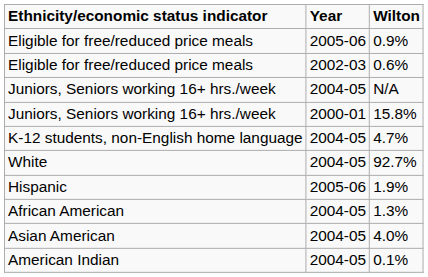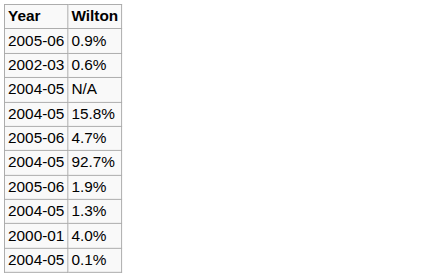- column: (138, 16)
(338, 114) 2000-01 -> (36, 114) 2004-05
(338, 138) 2004-05 -> (36, 138) 2005-06
(338, 235) 2004-05 -> (36, 235) 2000-01
